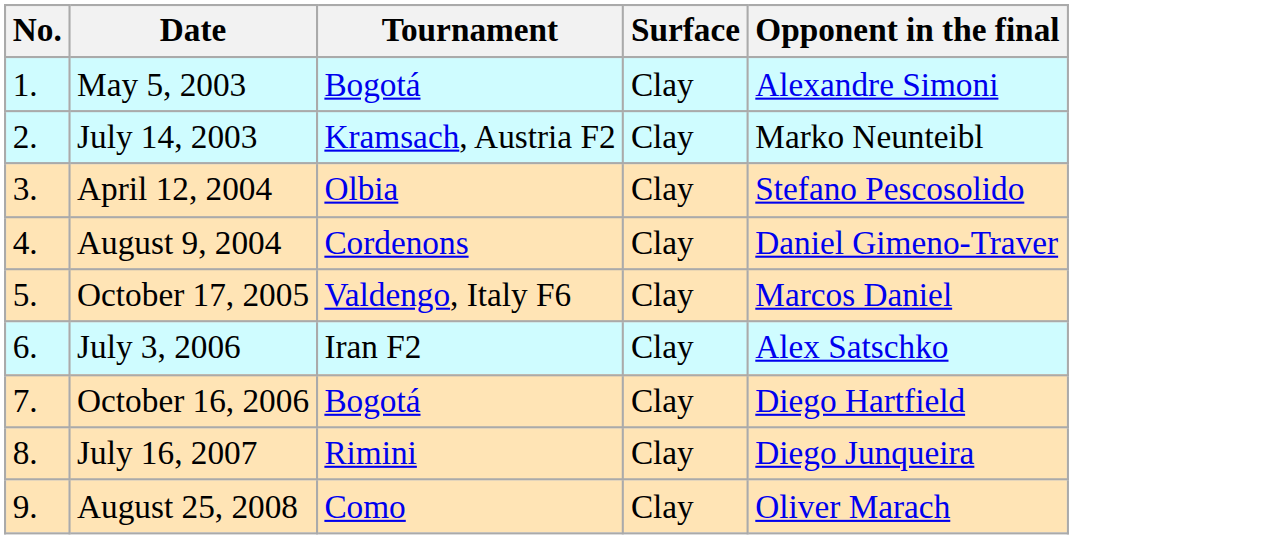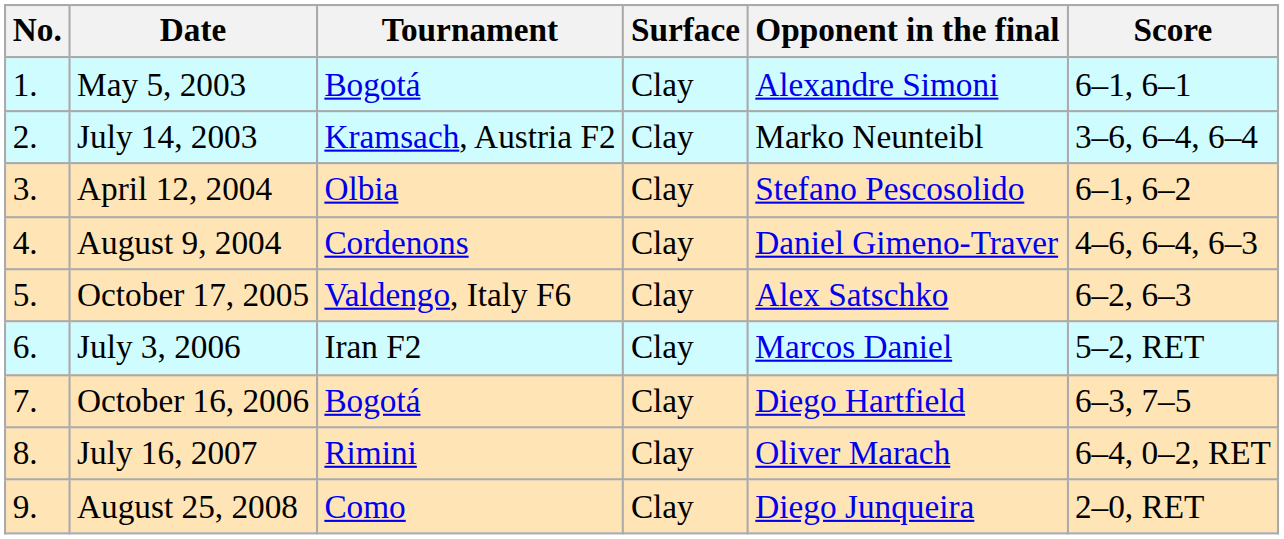+ column: (1173, 30)
(854, 294) Marcos Daniel -> (852, 294) Alex Satschko
(852, 347) Alex Satschko -> (854, 347) Marcos Daniel
(865, 453) Diego Junqueira -> (853, 453) Oliver Marach
(853, 505) Oliver Marach -> (865, 505) Diego Junqueira
